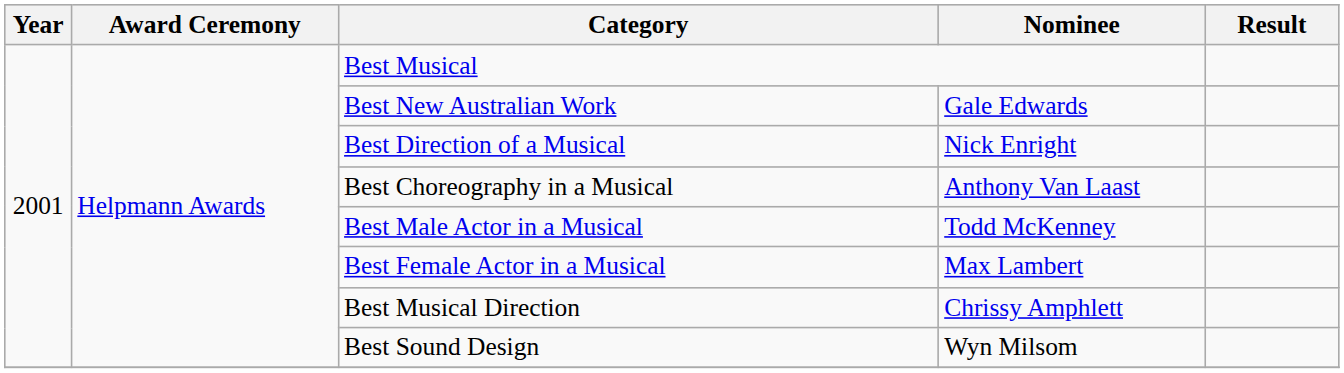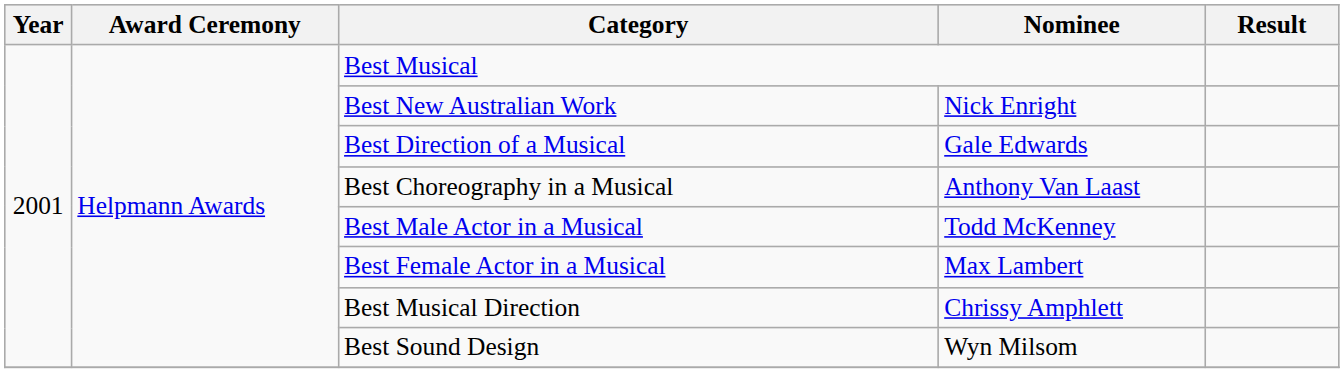(1016, 105) Gale Edwards -> (1010, 105) Nick Enright
(1010, 145) Nick Enright -> (1016, 145) Gale Edwards
